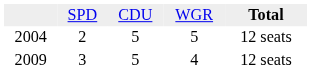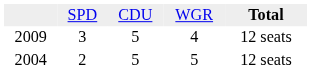rows swapped: (31, 59) <-> (31, 37)
